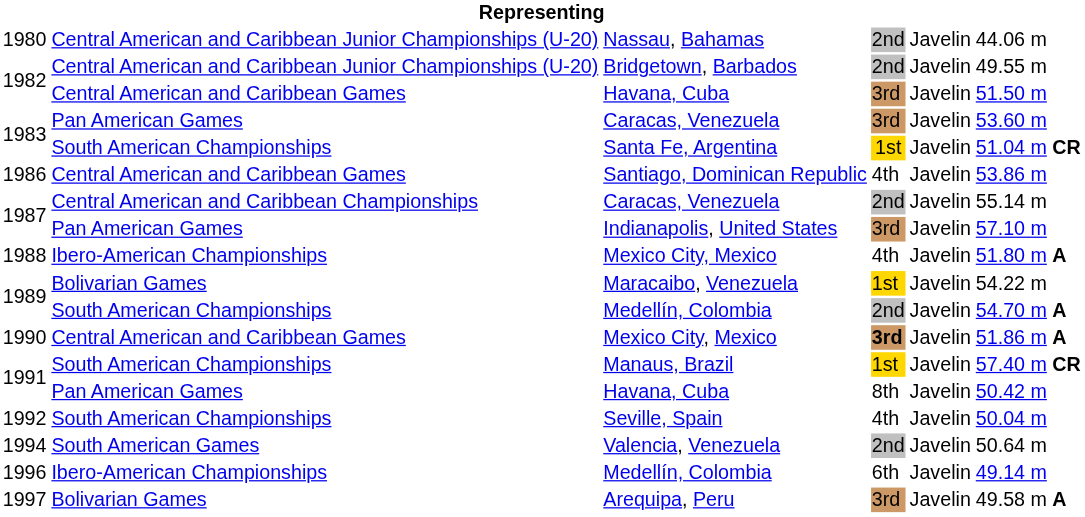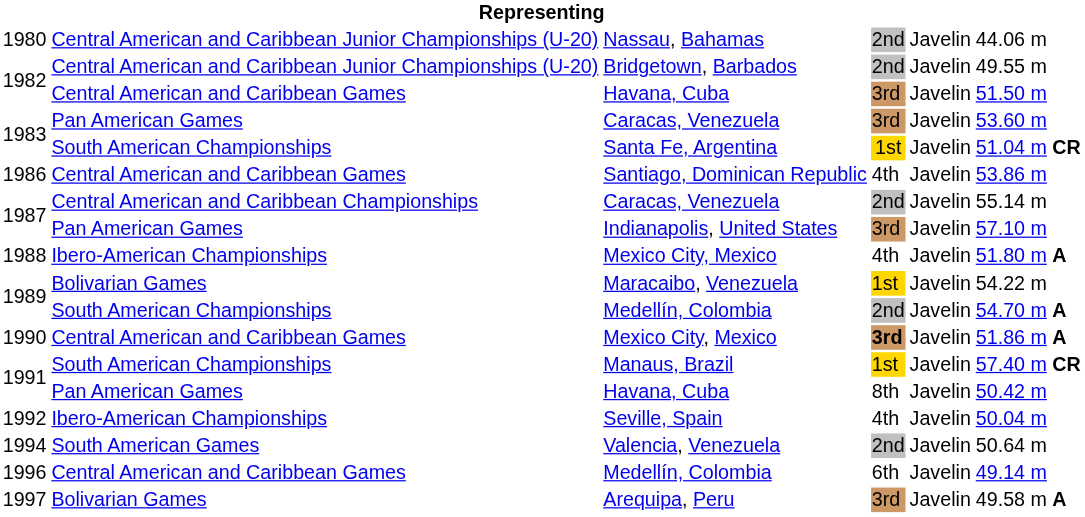(191, 418) South American Championships -> (189, 418) Ibero-American Championships
(189, 472) Ibero-American Championships -> (229, 472) Central American and Caribbean Games
